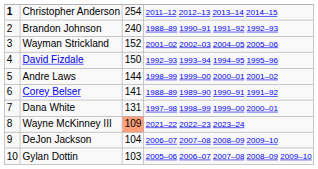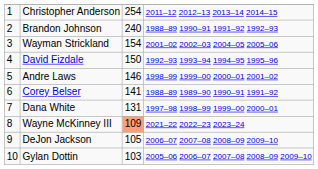(9, 12) bold -> (9, 12) normal
(133, 44) 152 -> (133, 44) 154
(133, 76) 144 -> (133, 76) 146
(133, 140) 104 -> (133, 140) 105
